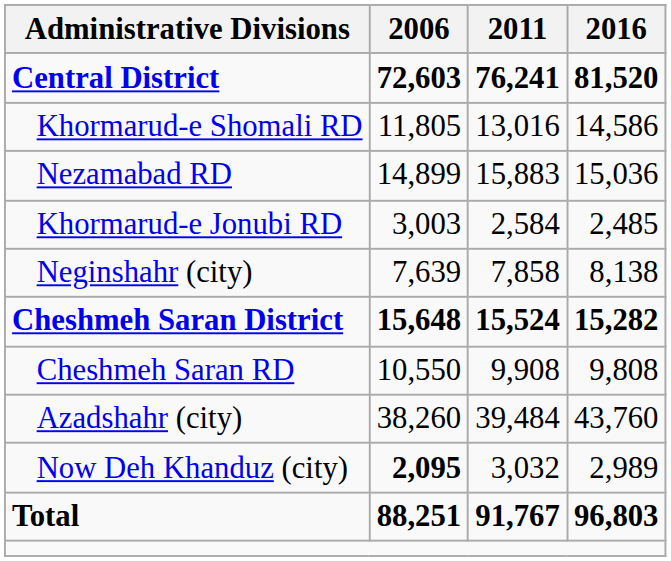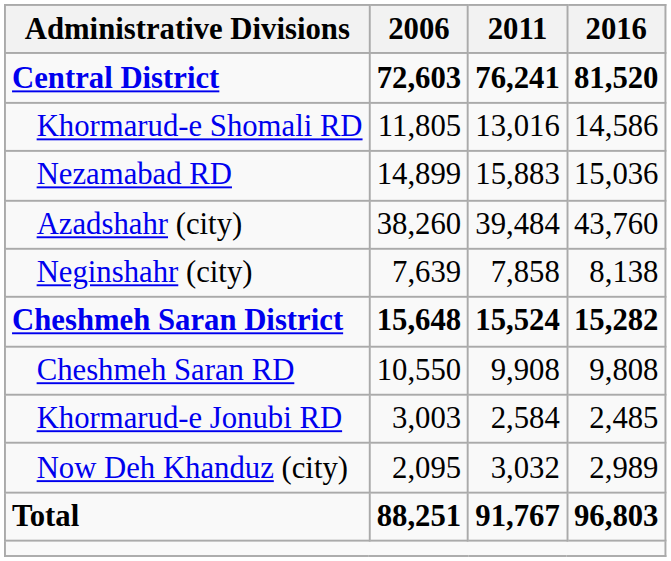rows swapped: (139, 418) <-> (189, 223)
(427, 467) bold -> (427, 467) normal
